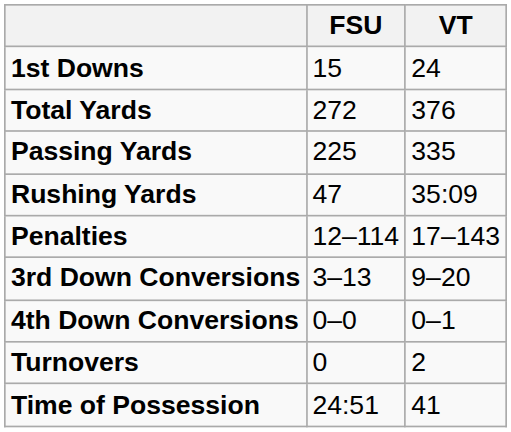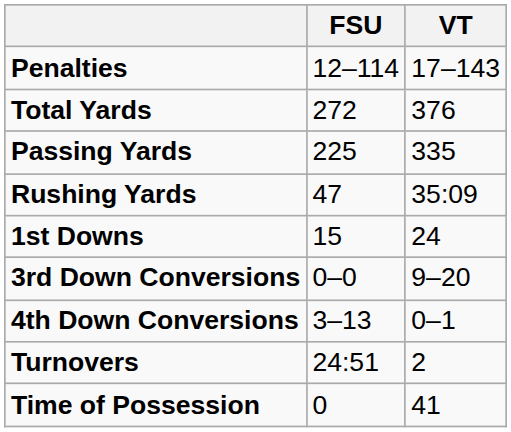rows swapped: (77, 67) <-> (69, 236)
(342, 278) 3–13 -> (335, 278) 0–0
(335, 320) 0–0 -> (342, 320) 3–13
(320, 362) 0 -> (346, 362) 24:51
(346, 404) 24:51 -> (320, 404) 0
